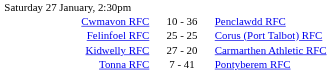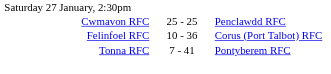(182, 21) 10 - 36 -> (182, 21) 25 - 25
(182, 36) 25 - 25 -> (182, 36) 10 - 36
- row: (117, 50)
